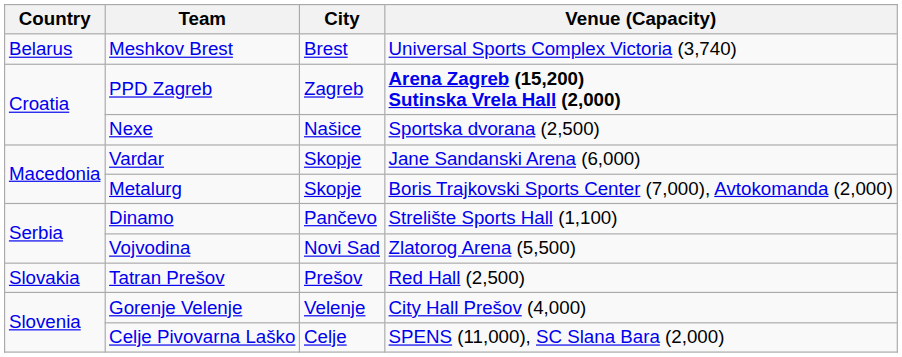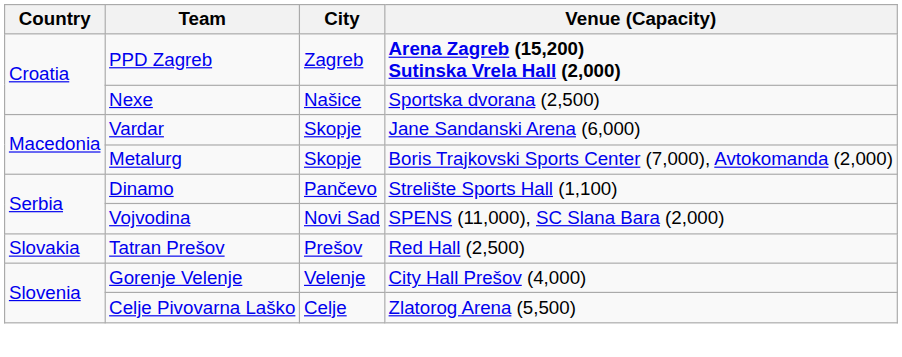- row: (171, 49)
(482, 248) Zlatorog Arena (5,500) -> (556, 218) SPENS (11,000), SC Slana Bara (2,000)
(556, 337) SPENS (11,000), SC Slana Bara (2,000) -> (482, 307) Zlatorog Arena (5,500)
